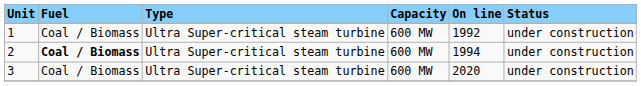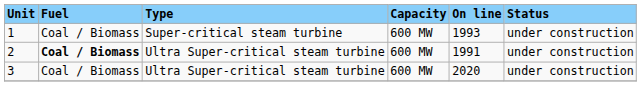(265, 33) Ultra Super-critical steam turbine -> (244, 33) Super-critical steam turbine
(466, 33) 1992 -> (466, 33) 1993
(466, 52) 1994 -> (466, 52) 1991
